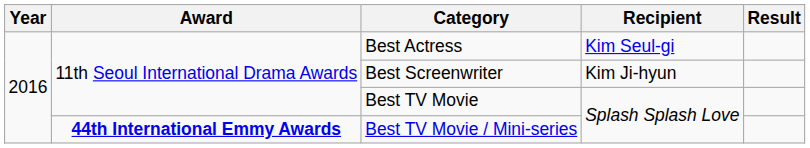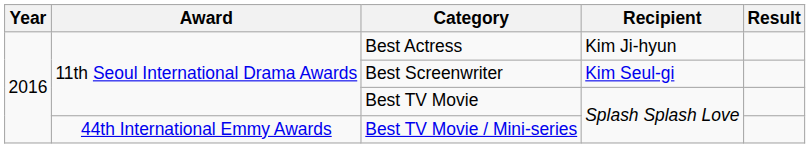(630, 45) Kim Seul-gi -> (631, 45) Kim Ji-hyun
(631, 73) Kim Ji-hyun -> (630, 73) Kim Seul-gi
(206, 128) bold -> (206, 128) normal
